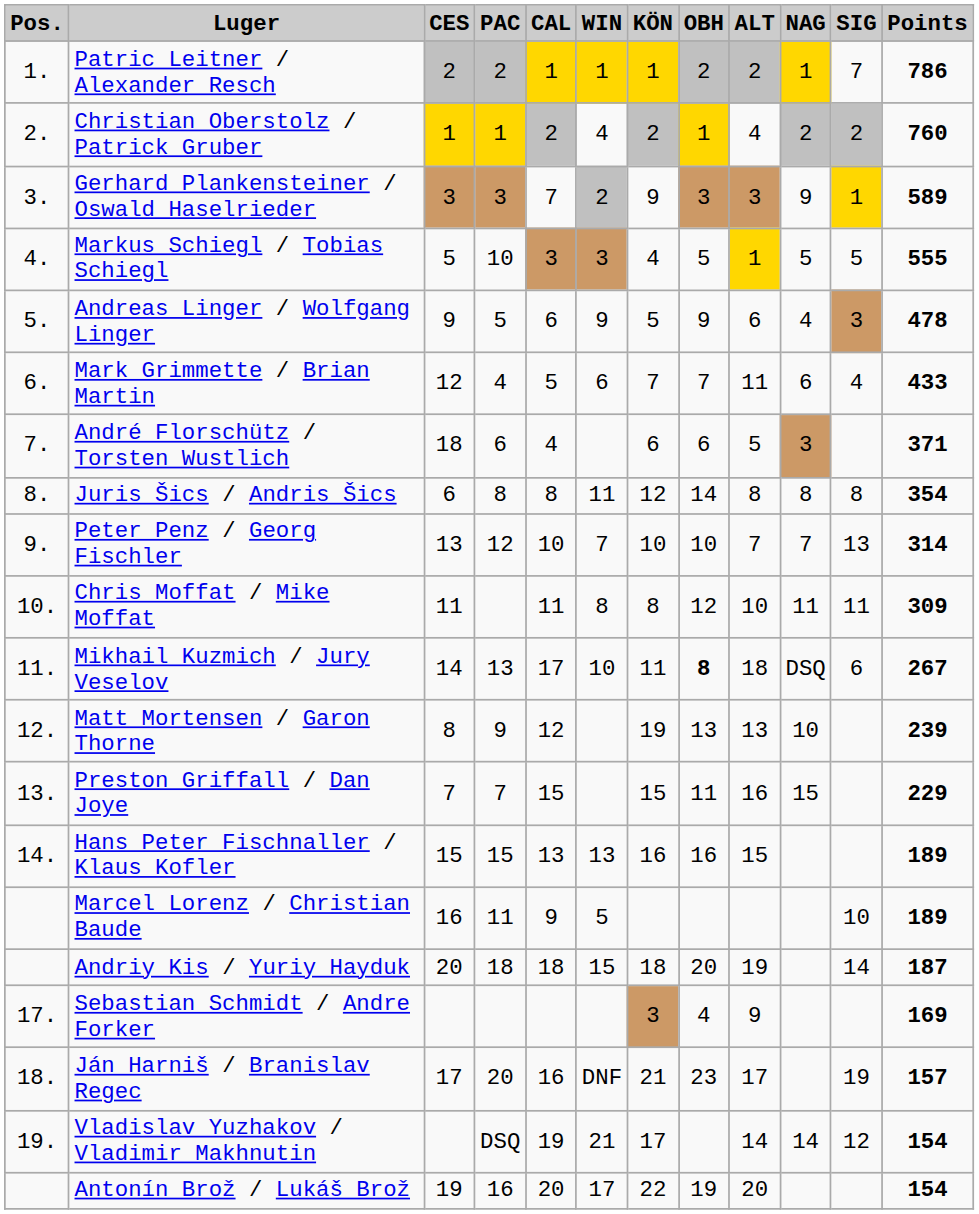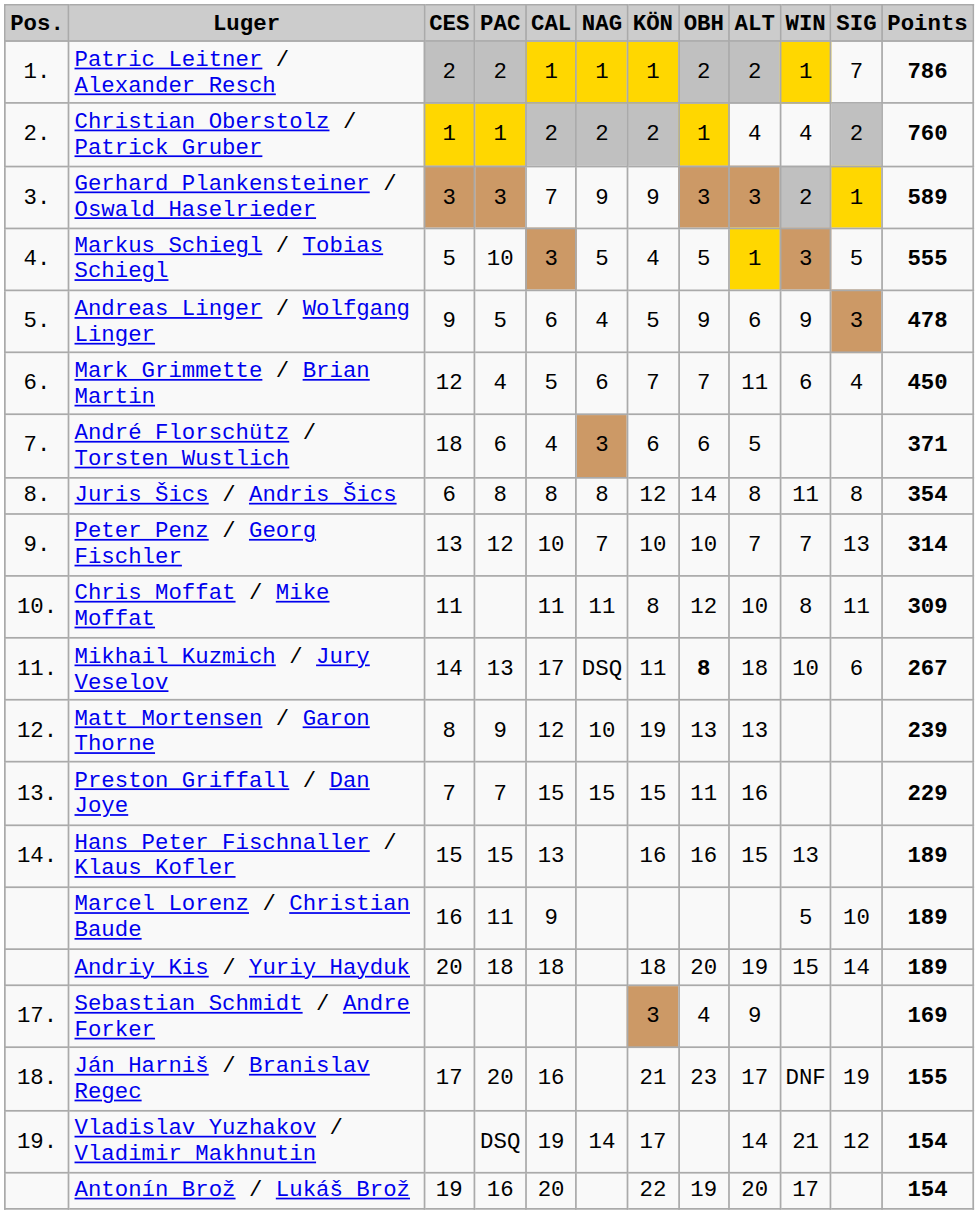columns swapped: (806, 23) <-> (602, 23)
(928, 384) 433 -> (928, 384) 450
(928, 967) 187 -> (928, 967) 189
(928, 1079) 157 -> (928, 1079) 155
